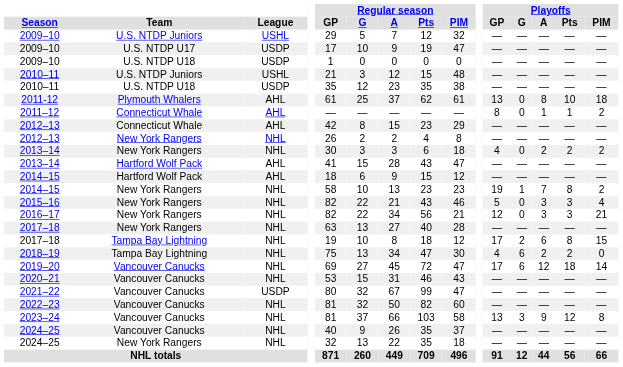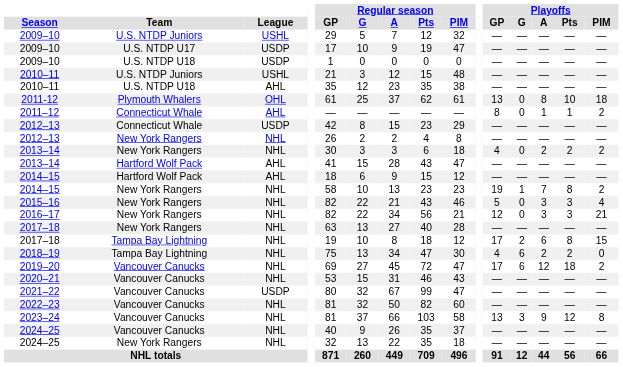(275, 87) USDP -> (275, 87) AHL
(275, 100) AHL -> (275, 100) OHL
(275, 125) AHL -> (275, 125) USDP
(601, 266) 14 -> (601, 266) 2
